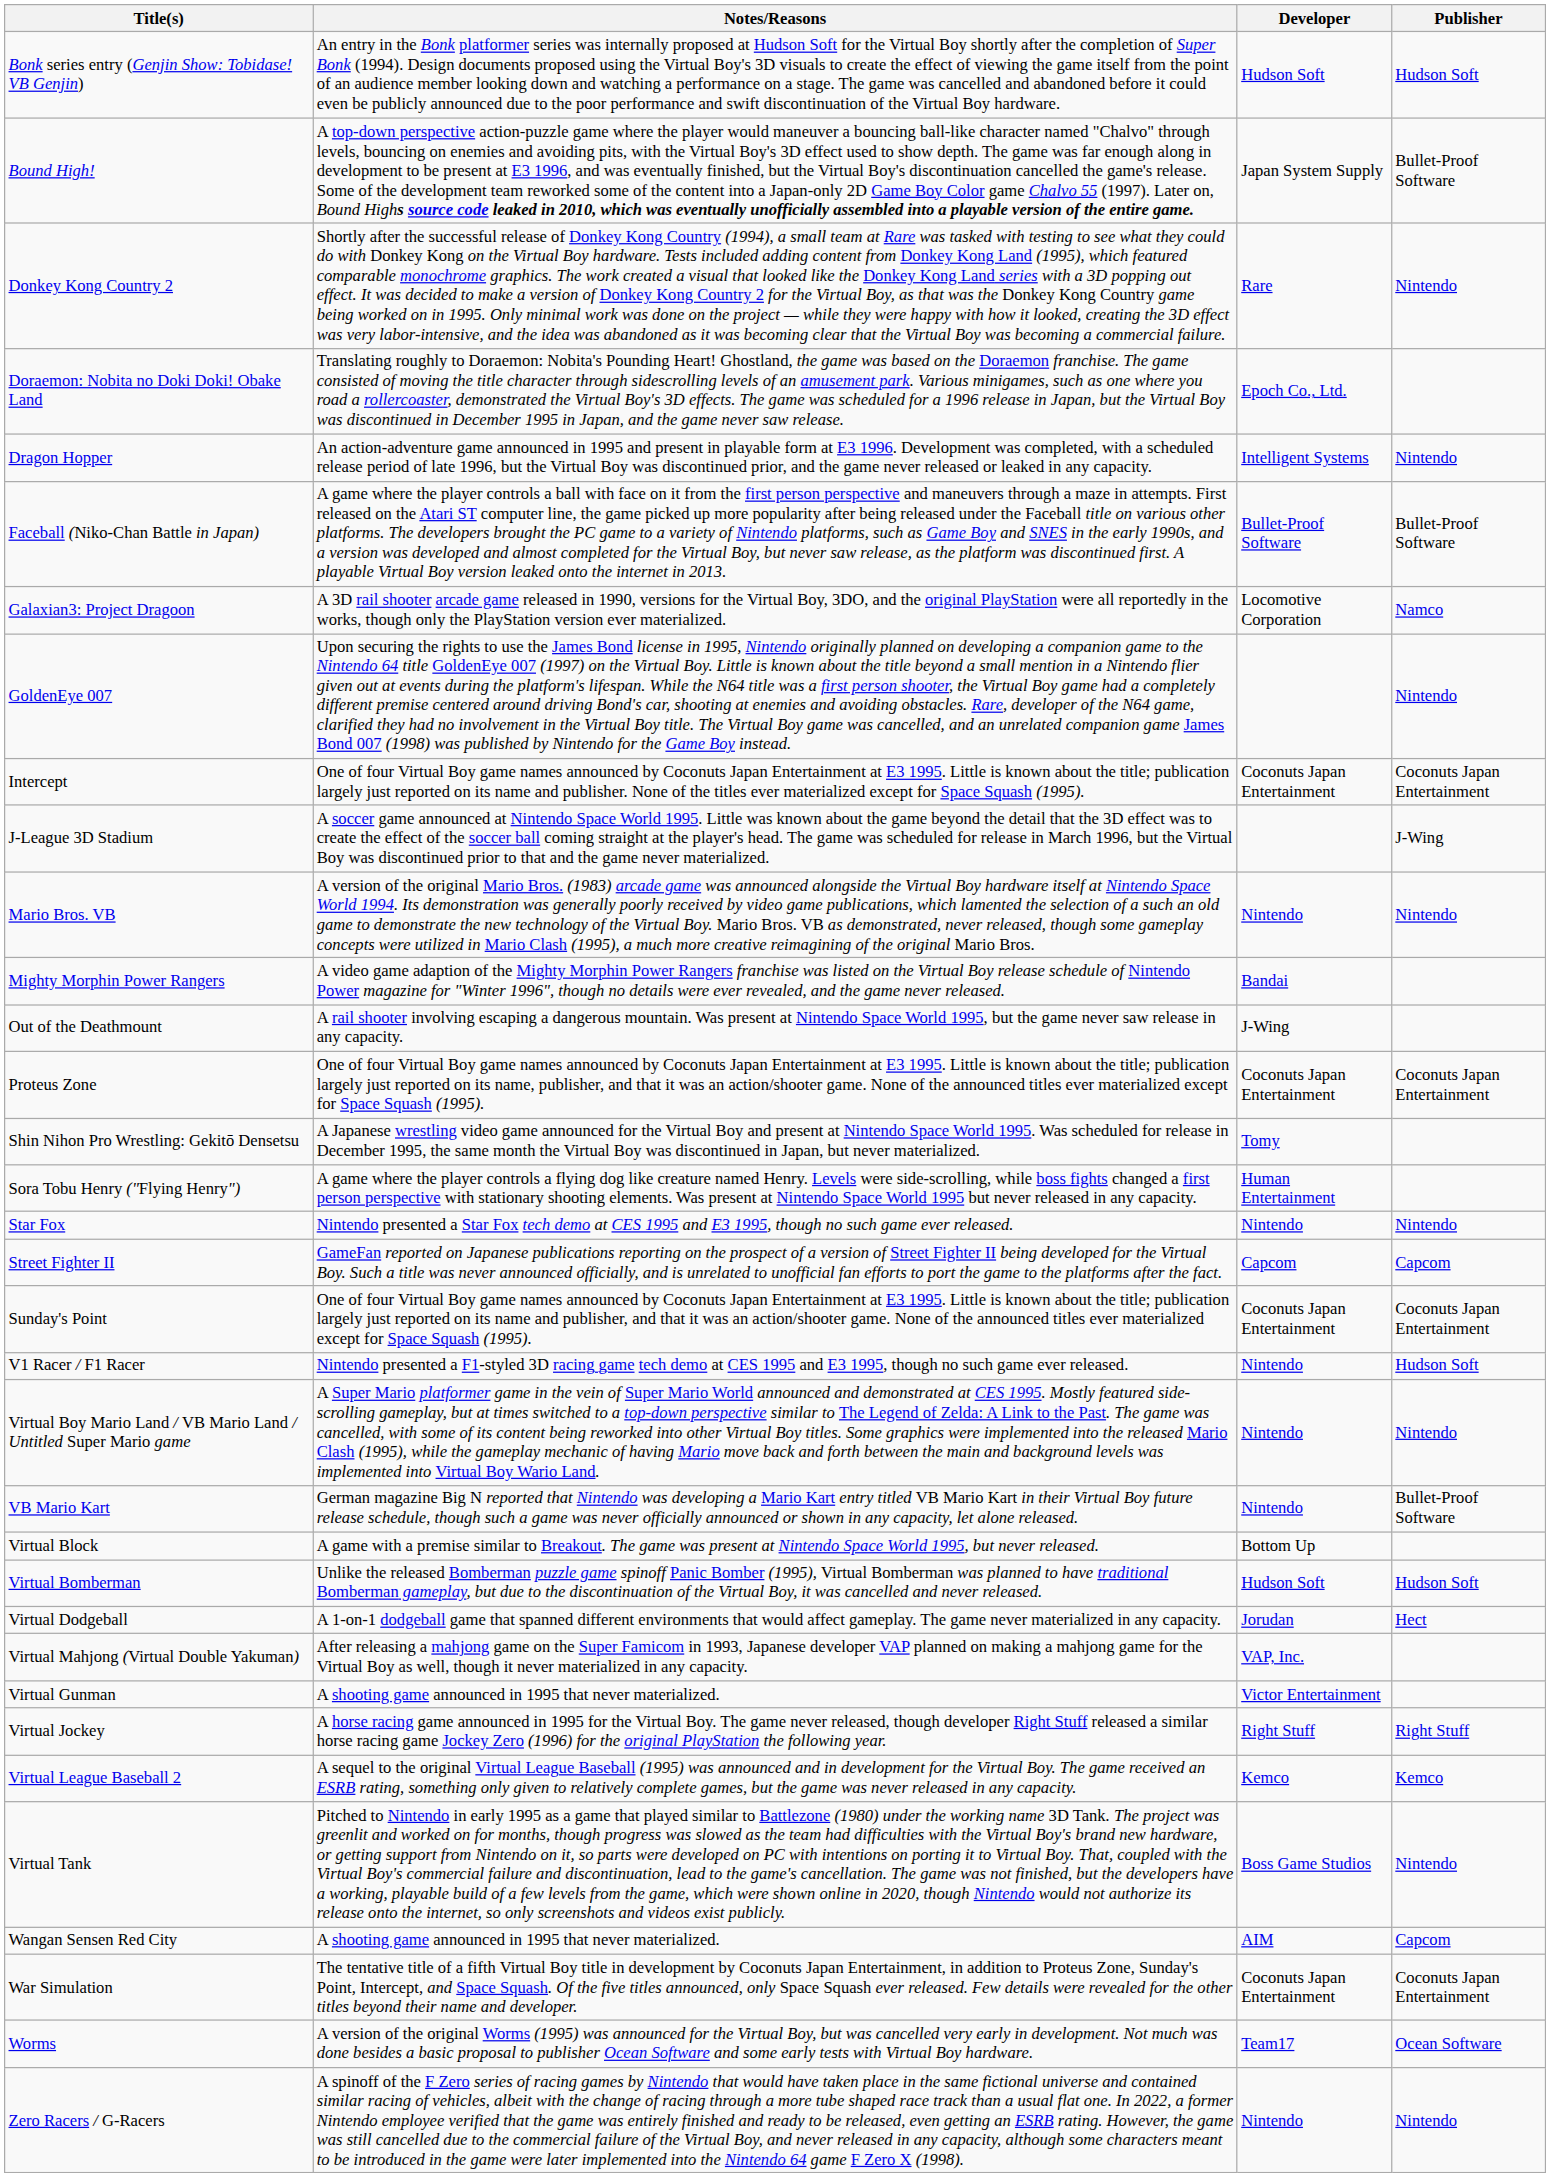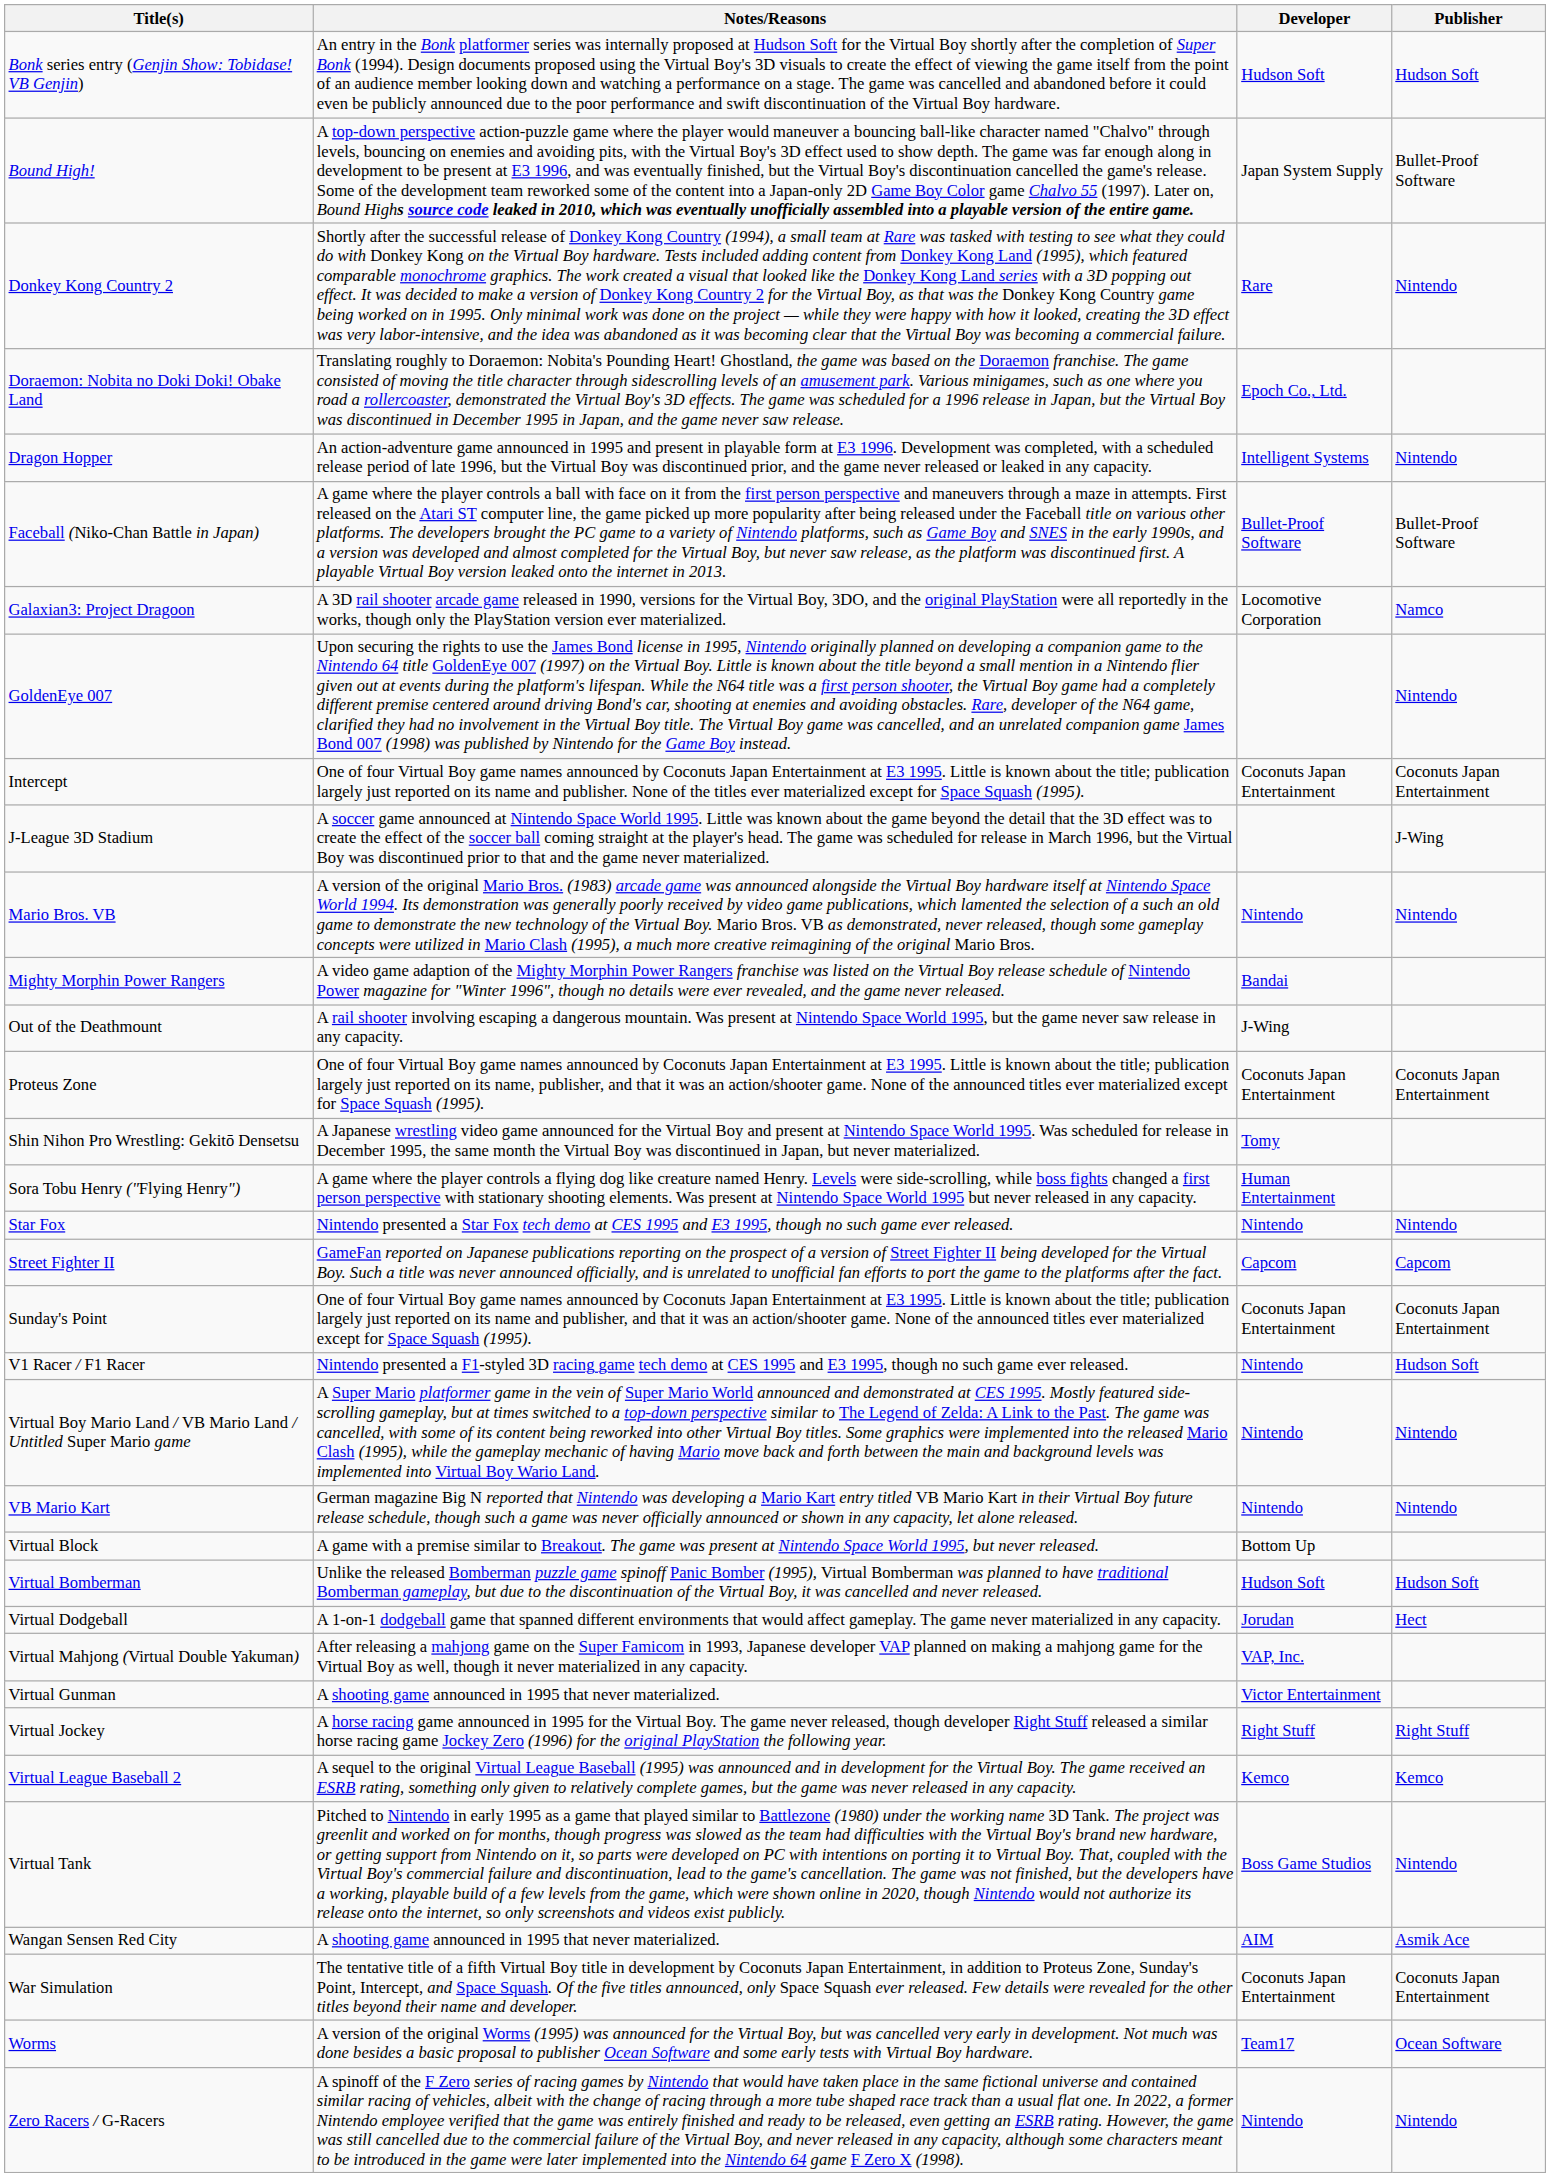(1437, 1508) Bullet-Proof Software -> (1426, 1508) Nintendo
(1423, 1939) Capcom -> (1432, 1939) Asmik Ace
